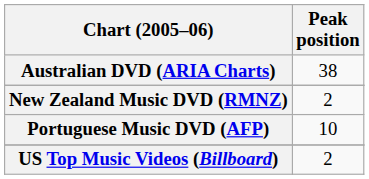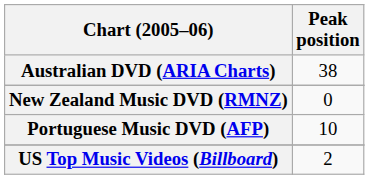(328, 99) 2 -> (328, 99) 0
